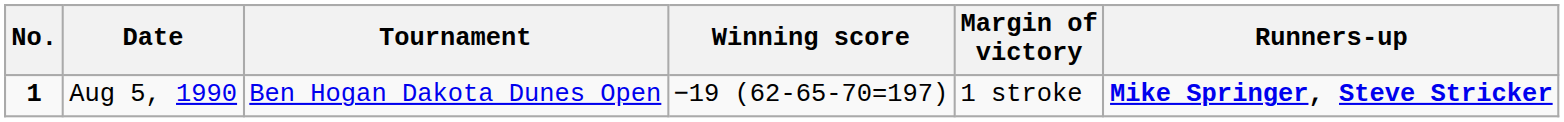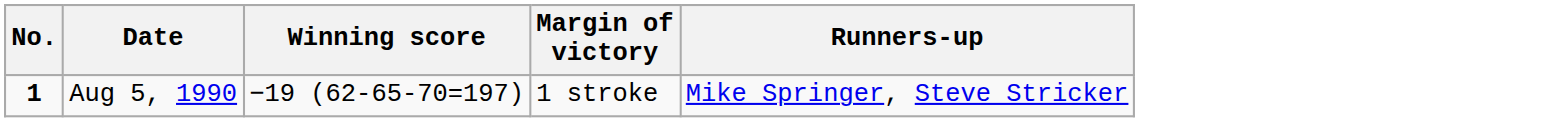- column: (455, 40)
(1331, 96) bold -> (907, 96) normal
